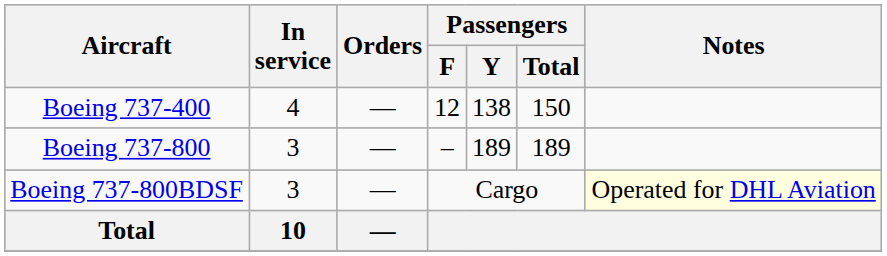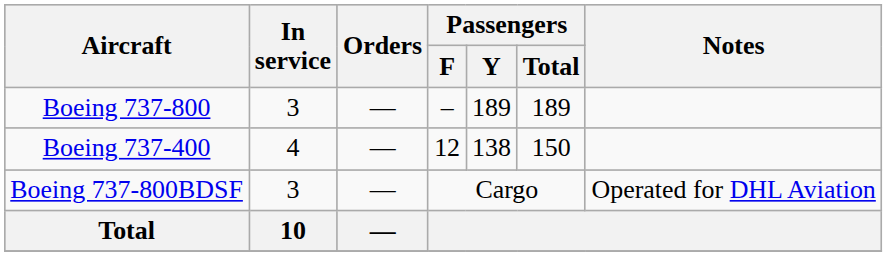rows swapped: (127, 107) <-> (127, 148)
(734, 189) lightyellow background -> (734, 189) no background
